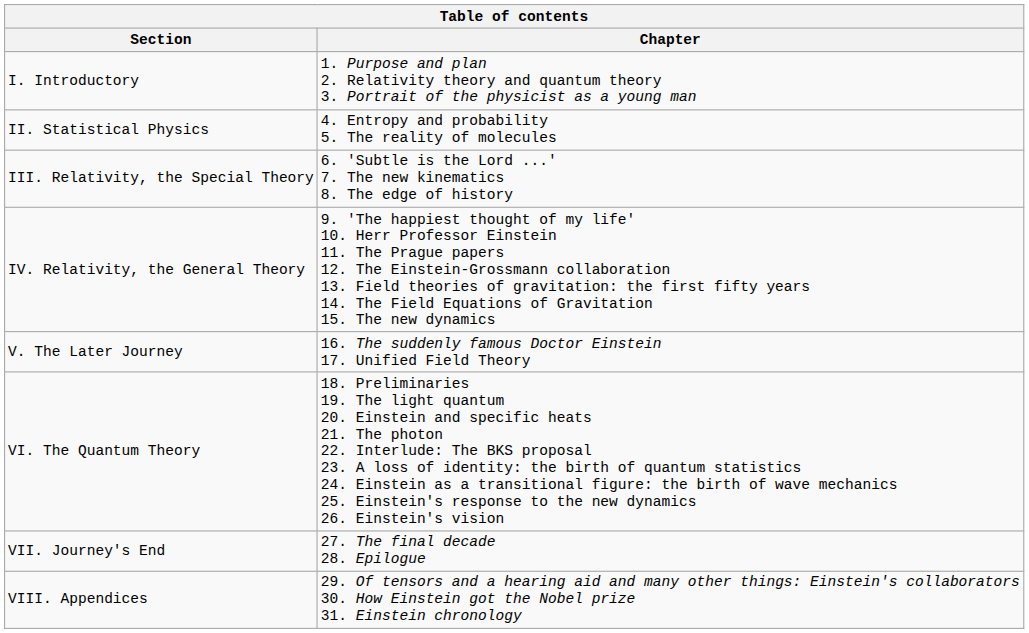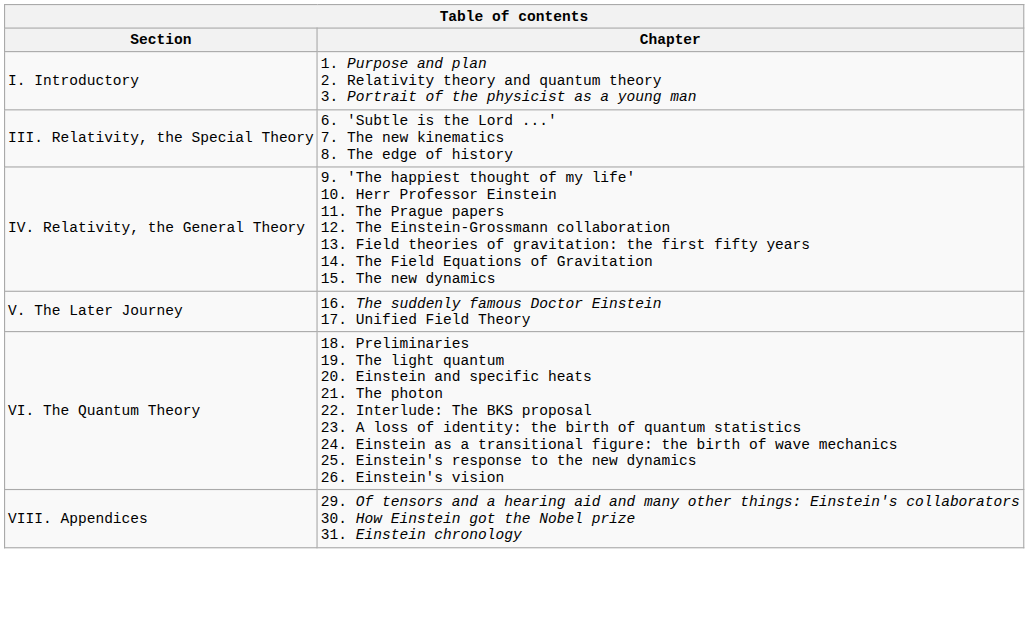- row: (109, 130)
- row: (87, 551)
